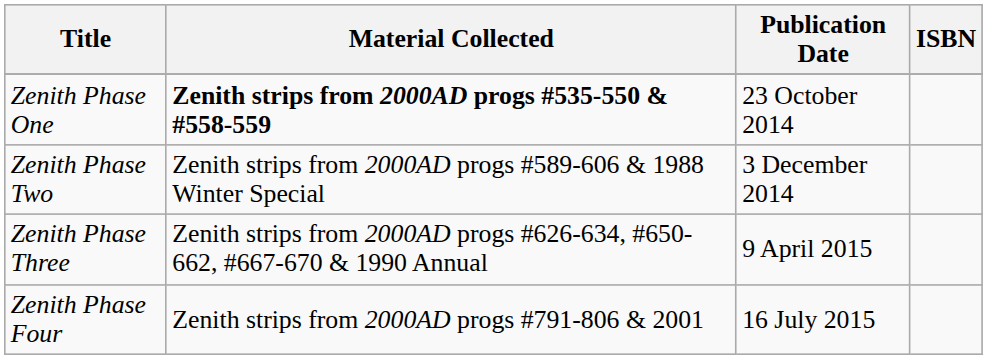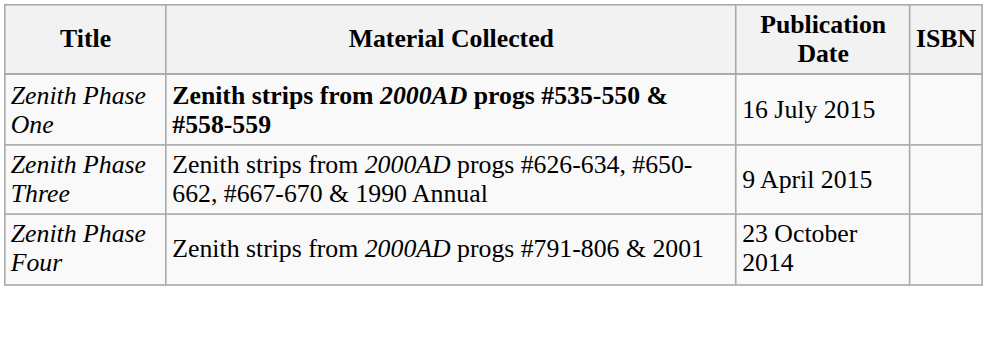(800, 109) 23 October 2014 -> (809, 109) 16 July 2015
- row: (78, 179)
(809, 318) 16 July 2015 -> (800, 248) 23 October 2014
